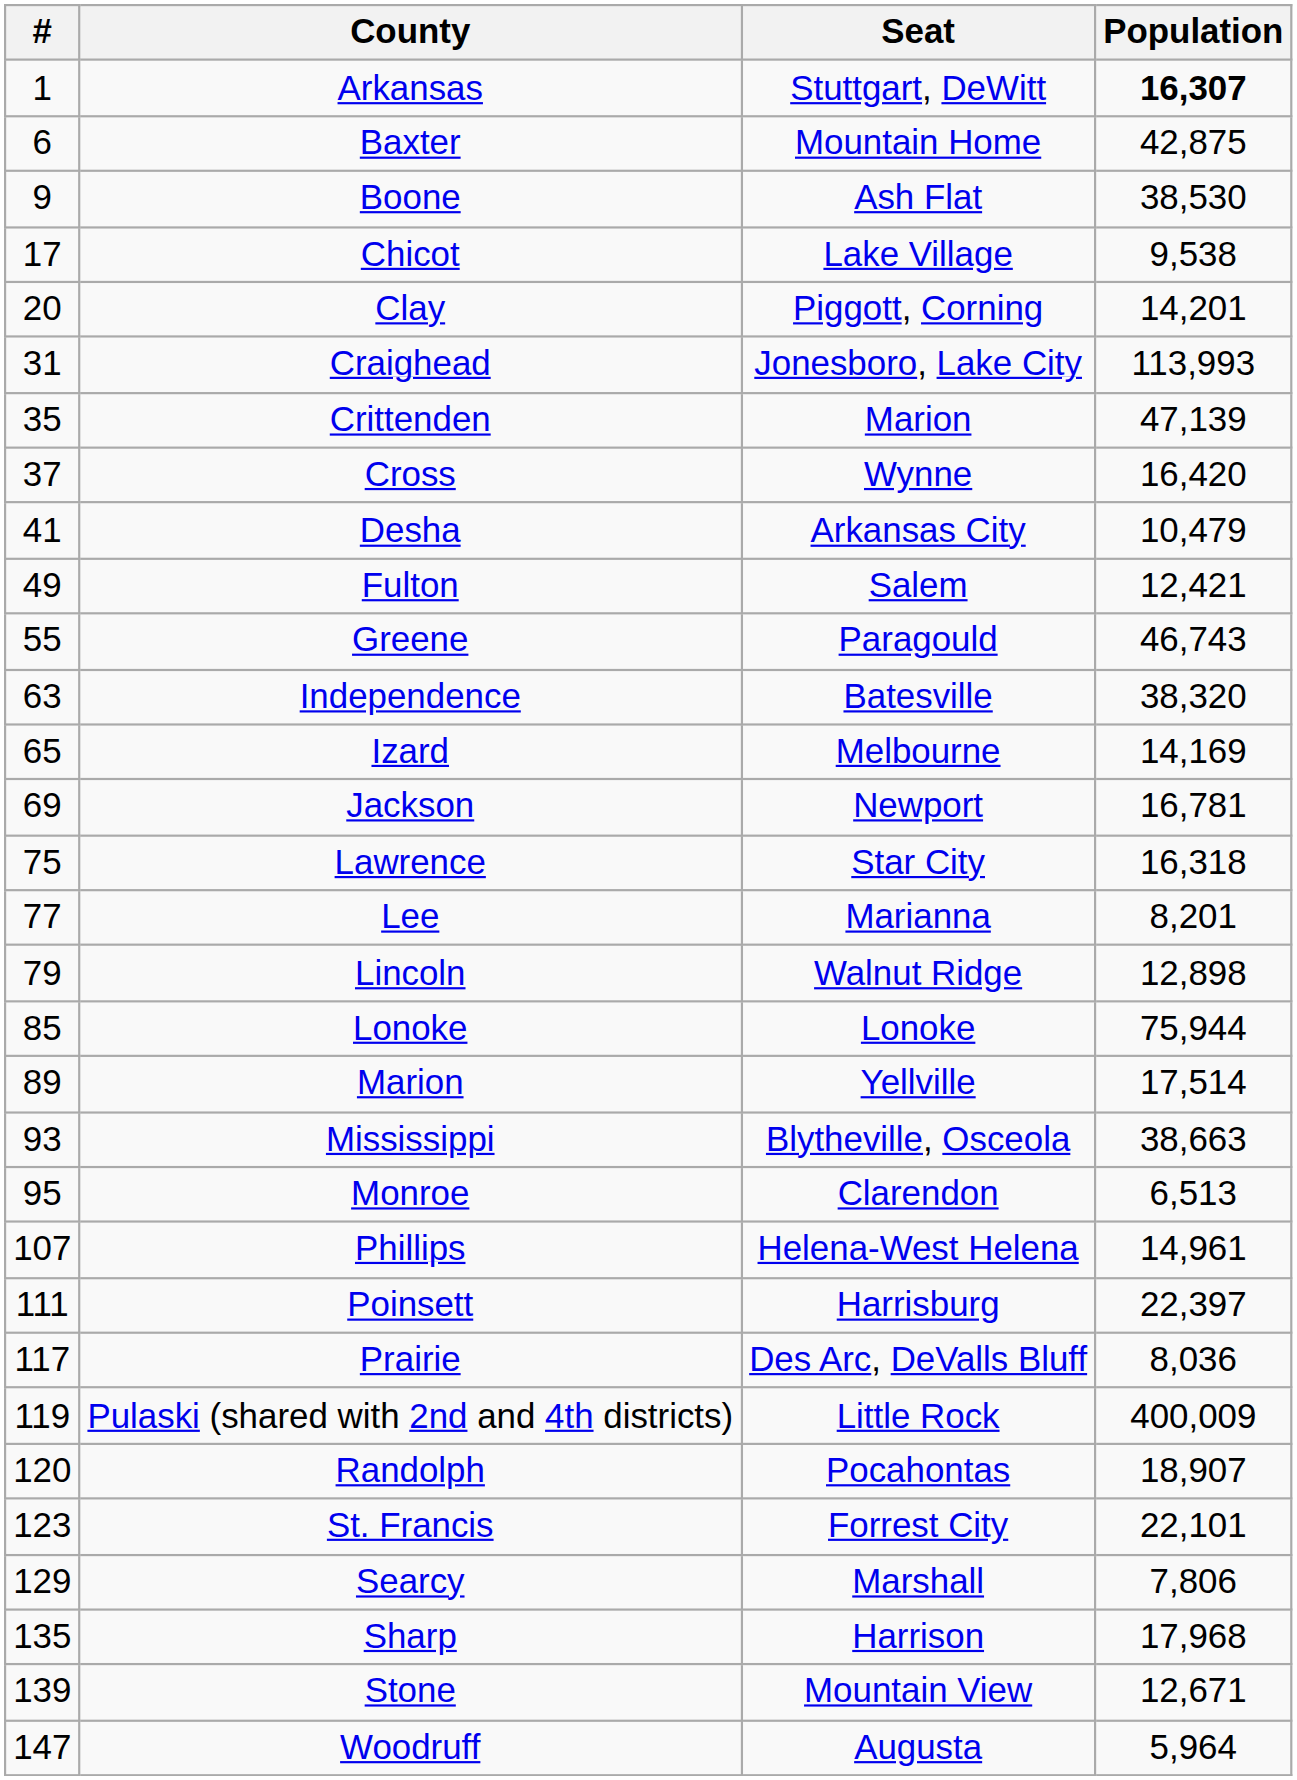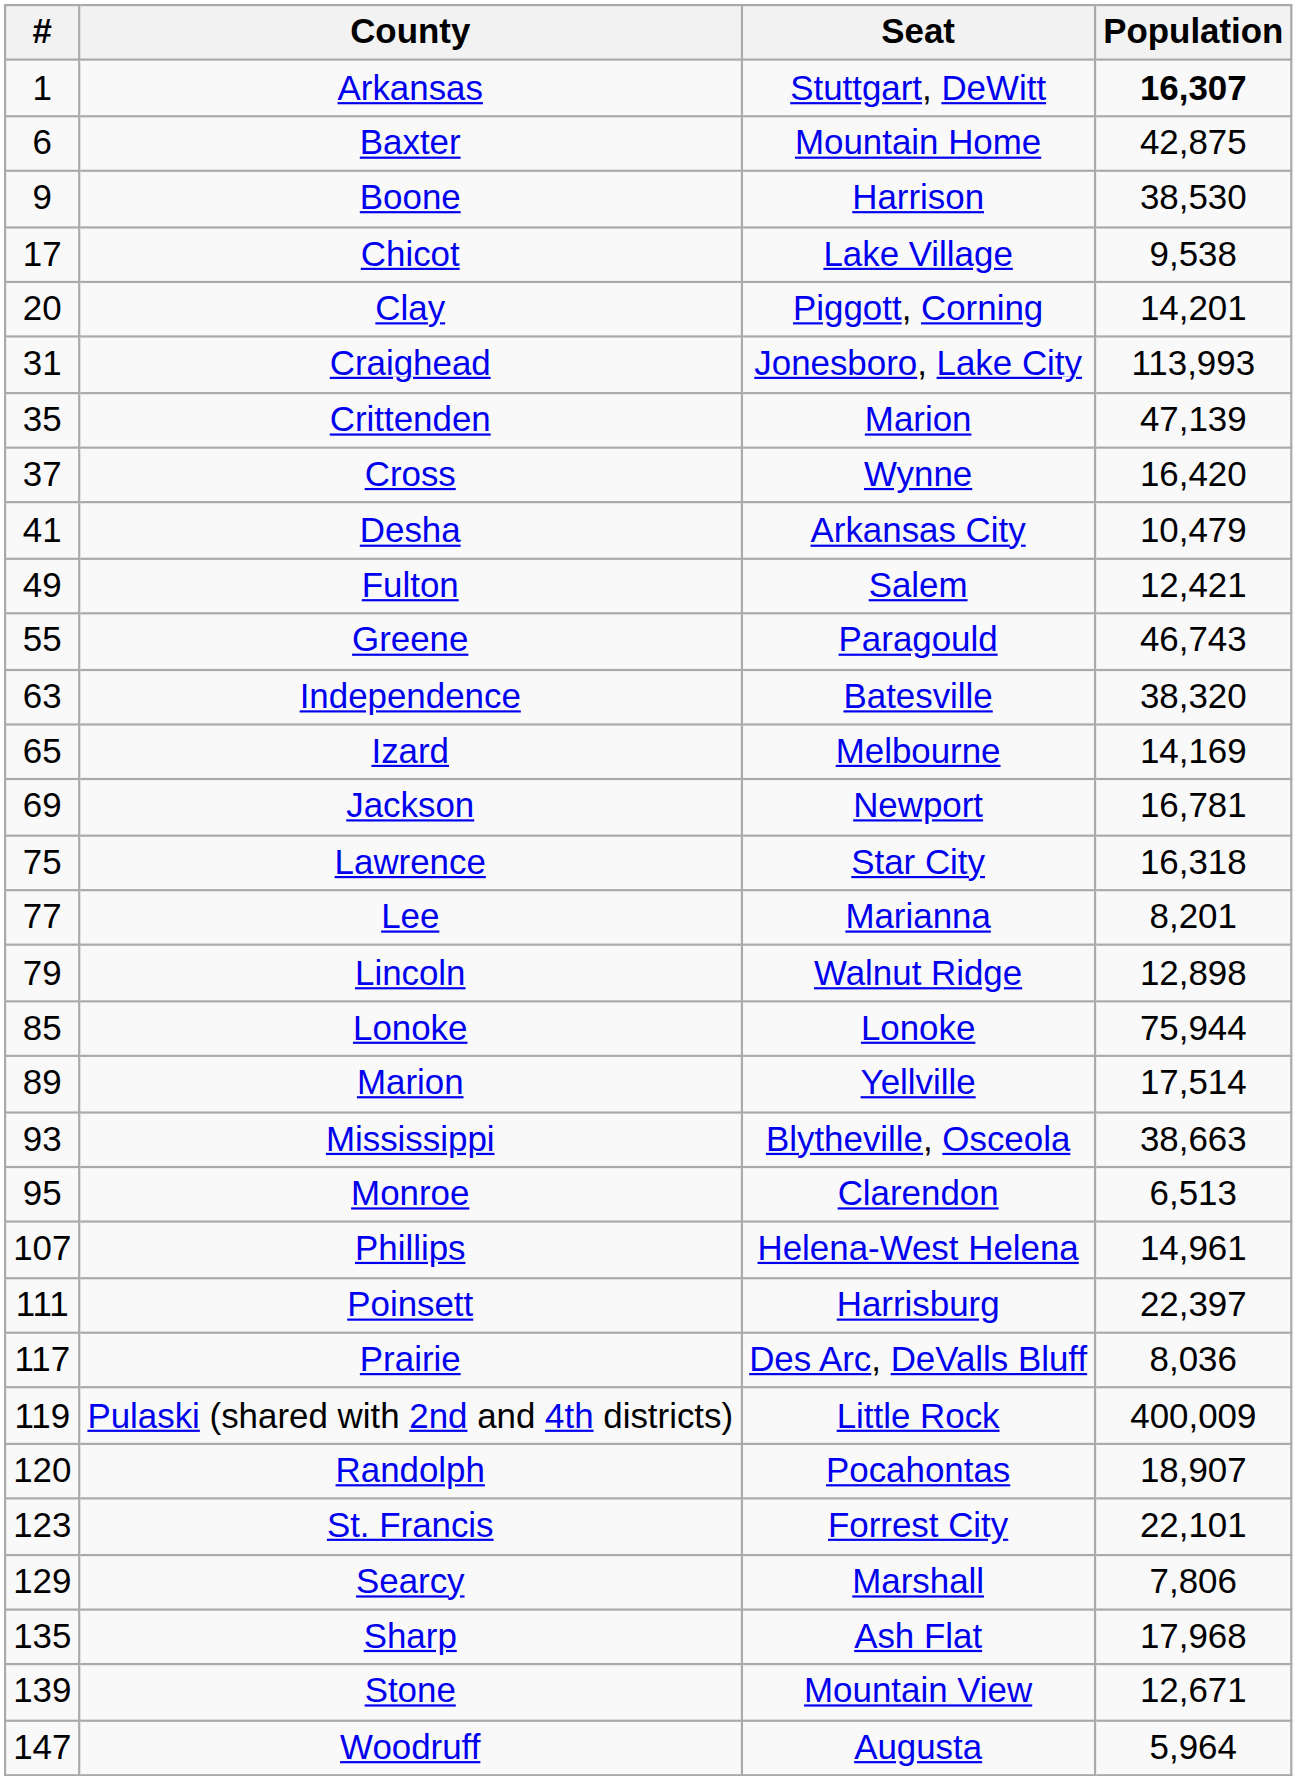(918, 198) Ash Flat -> (918, 198) Harrison
(918, 1636) Harrison -> (918, 1636) Ash Flat
